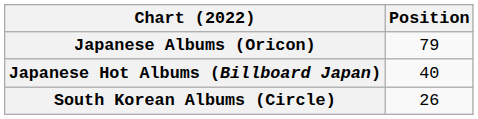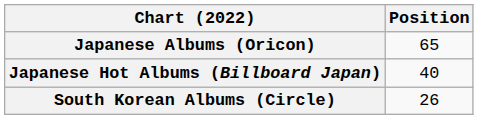(429, 46) 79 -> (429, 46) 65
